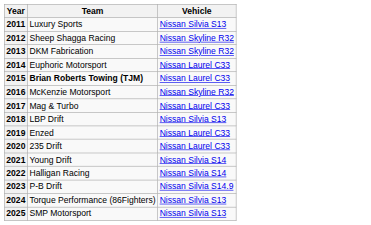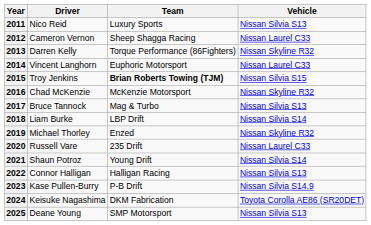+ column: (68, 11)
(197, 38) Nissan Skyline R32 -> (275, 38) Nissan Laurel C33
(61, 51) DKM Fabrication -> (173, 51) Torque Performance (86Fighters)
(195, 78) Nissan Laurel C33 -> (273, 78) Nissan Silvia S15
(195, 105) Nissan Laurel C33 -> (273, 105) Nissan Silvia S13
(193, 119) Nissan Silvia S13 -> (273, 119) Nissan Silvia S14
(195, 132) Nissan Laurel C33 -> (277, 132) Nissan Skyline R32
(193, 173) Nissan Silvia S14 -> (273, 173) Nissan Silvia S13
(93, 200) Torque Performance (86Fighters) -> (142, 200) DKM Fabrication
(193, 200) Nissan Silvia S13 -> (302, 200) Toyota Corolla AE86 (SR20DET)
